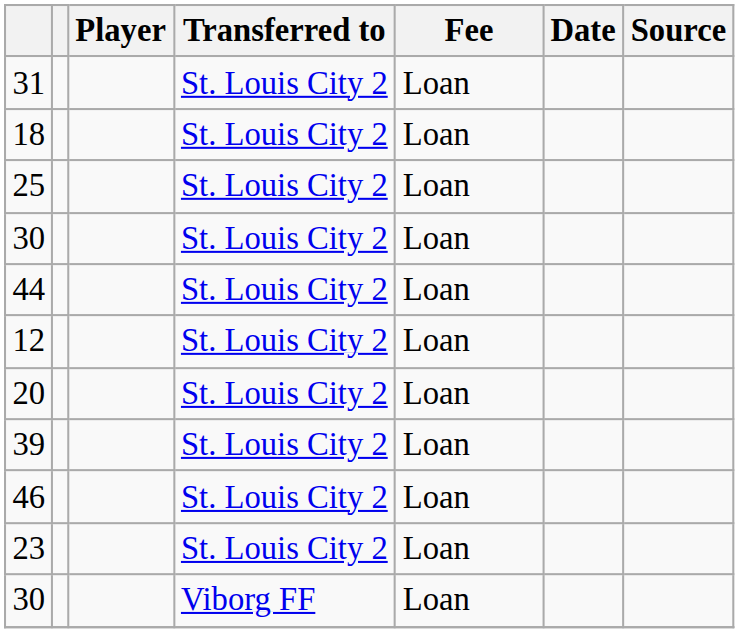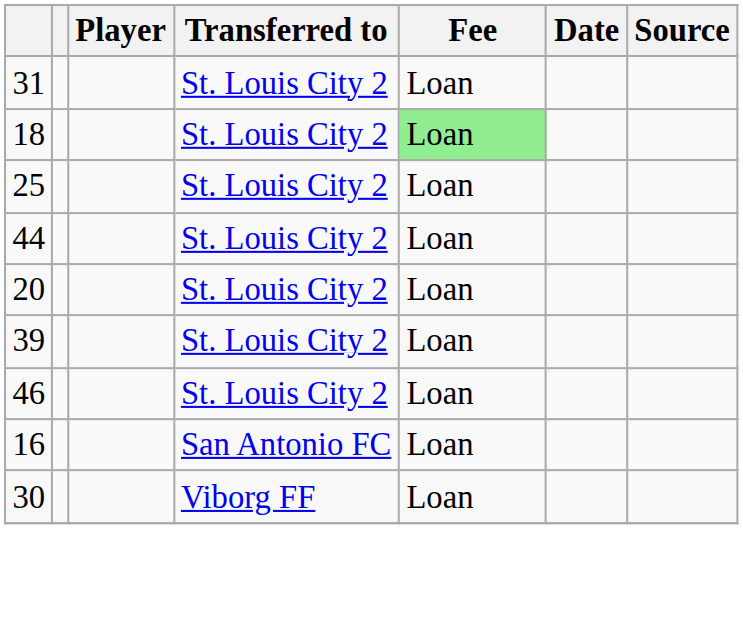(436, 133) no background -> (440, 133) lightgreen background
- row: (29, 237)
- row: (29, 340)
+ row: (29, 444)
- row: (29, 548)
